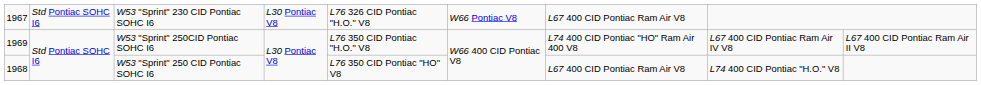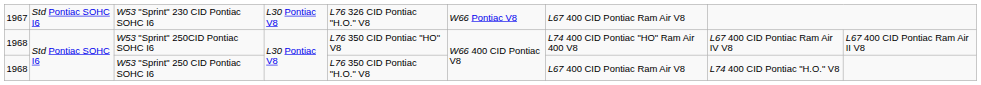(17, 43) 1969 -> (17, 43) 1968
(373, 43) L76 350 CID Pontiac "H.O." V8 -> (385, 43) L76 350 CID Pontiac "HO" V8
(385, 68) L76 350 CID Pontiac "HO" V8 -> (373, 68) L76 350 CID Pontiac "H.O." V8
